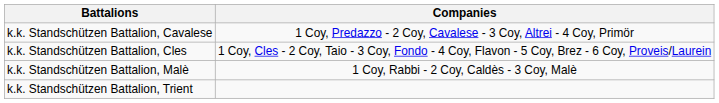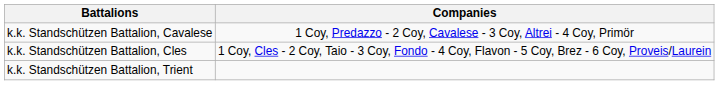- row: (98, 70)
